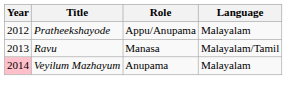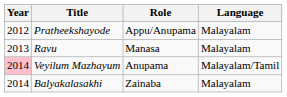(240, 48) Malayalam/Tamil -> (226, 48) Malayalam
(226, 65) Malayalam -> (240, 65) Malayalam/Tamil
+ row: (68, 83)
